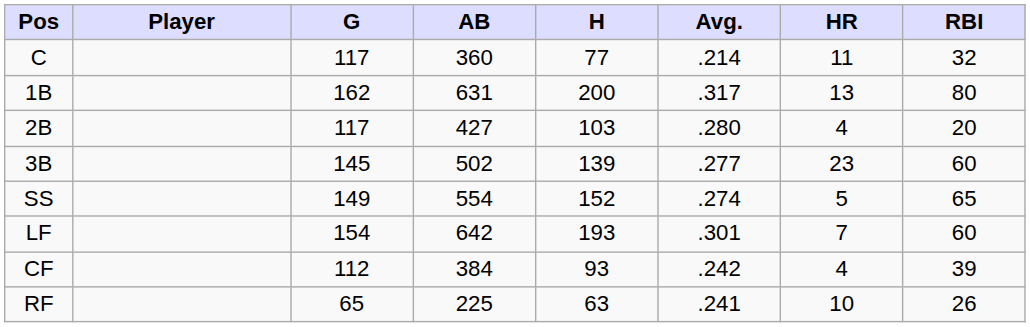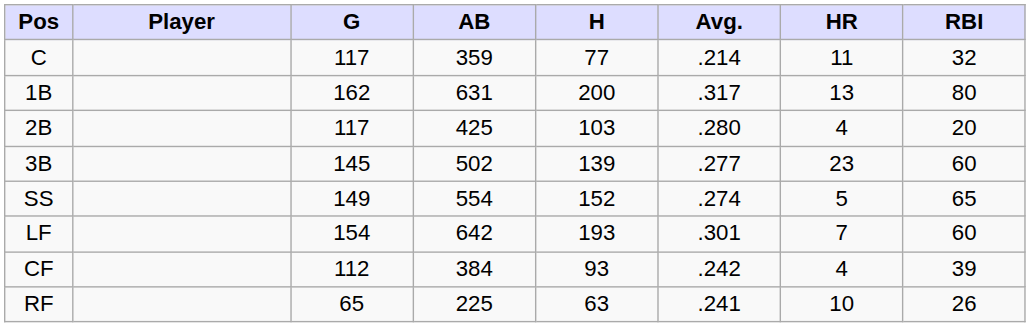(474, 57) 360 -> (474, 57) 359
(474, 127) 427 -> (474, 127) 425
